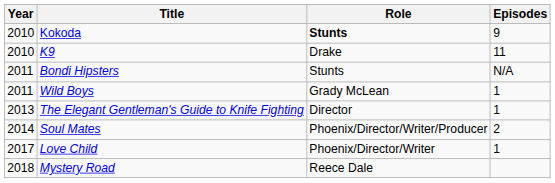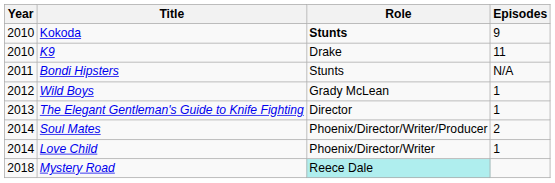(20, 91) 2011 -> (21, 91) 2012
(21, 149) 2017 -> (21, 149) 2014
(341, 168) no background -> (341, 168) paleturquoise background
